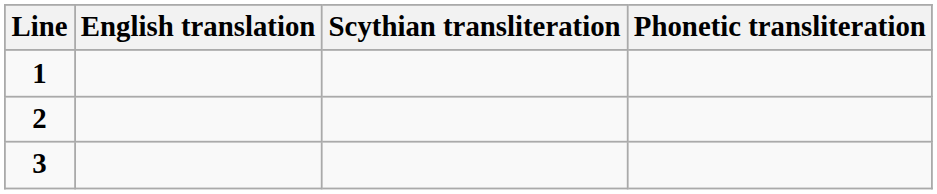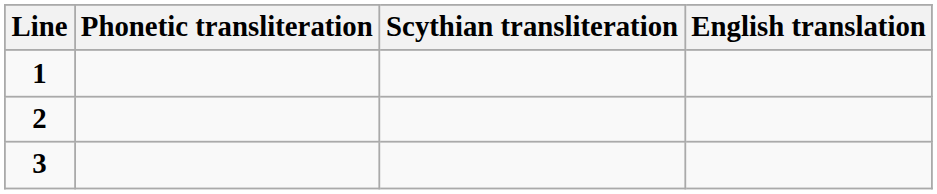columns swapped: (780, 27) <-> (198, 27)
